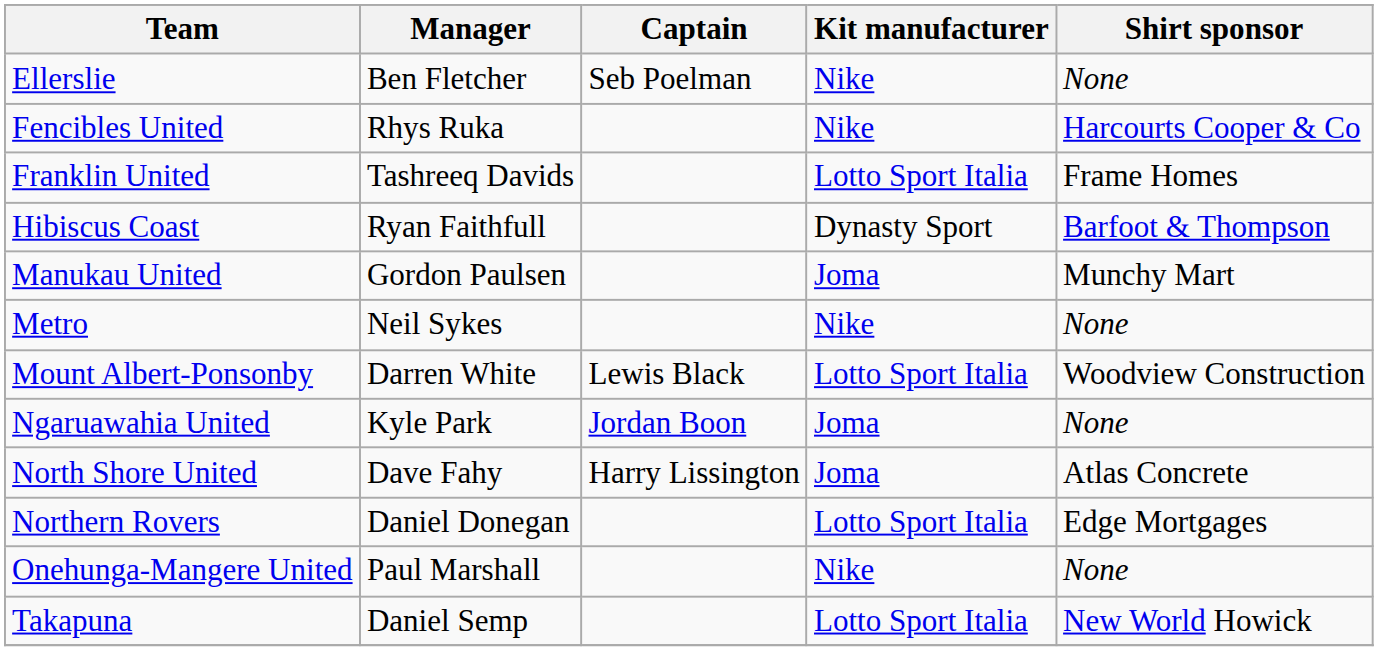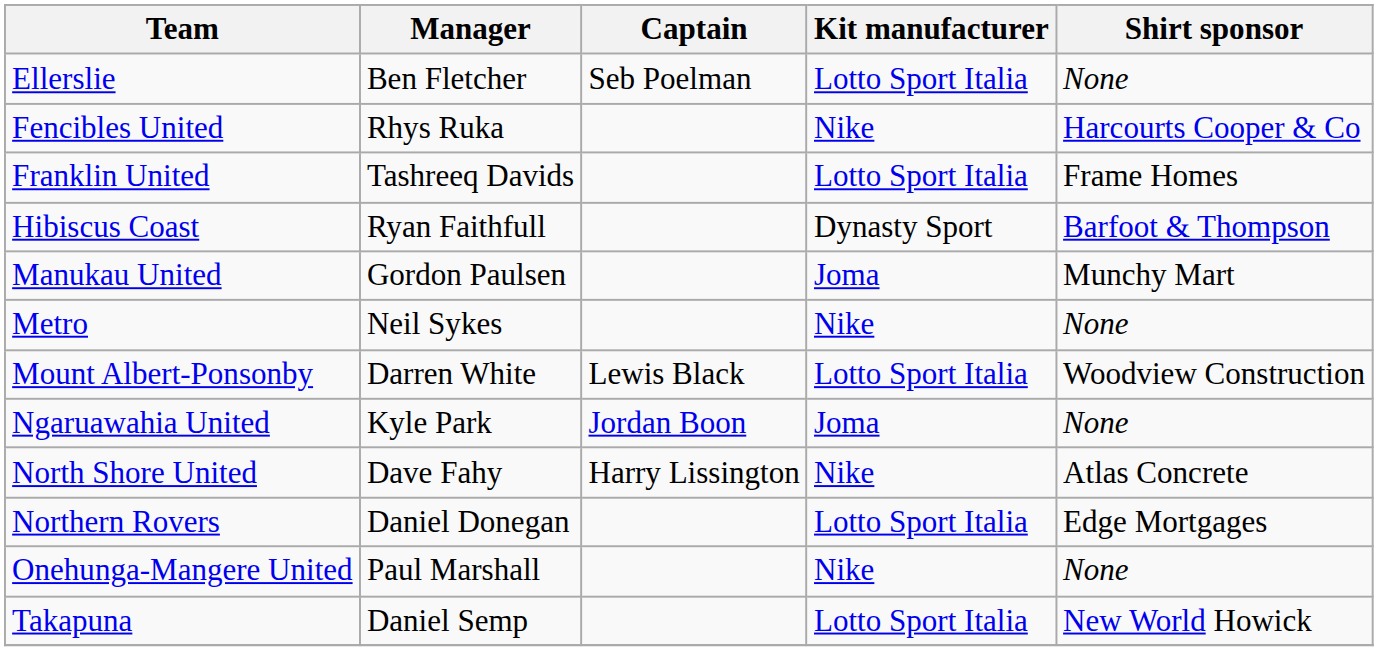(844, 78) Nike -> (921, 78) Lotto Sport Italia
(847, 472) Joma -> (844, 472) Nike
